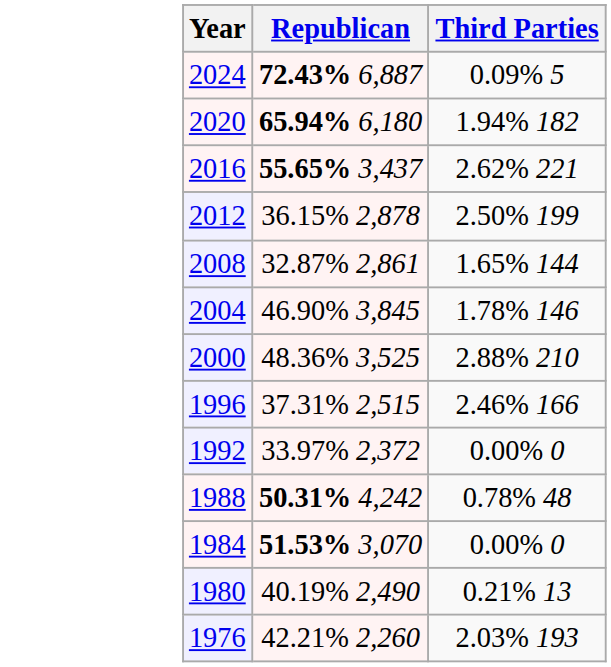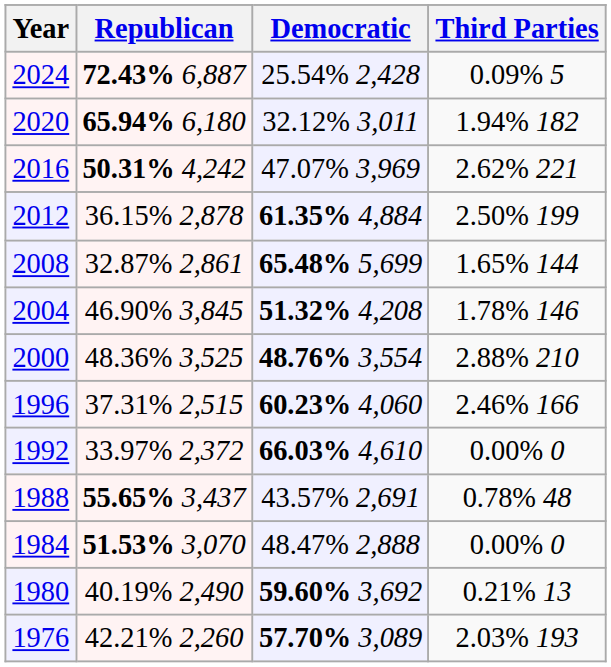+ column: (341, 28)
(341, 168) 55.65% 3,437 -> (164, 168) 50.31% 4,242
(341, 497) 50.31% 4,242 -> (164, 497) 55.65% 3,437
